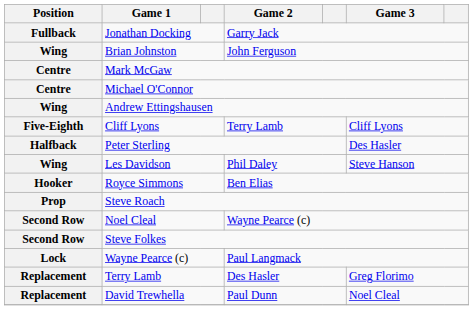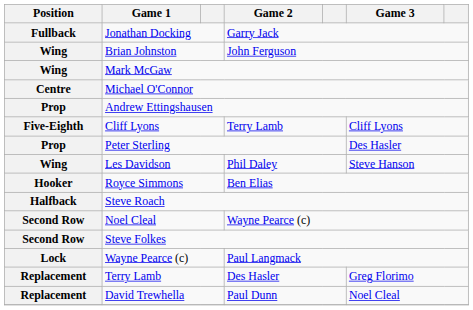(53, 70) Centre -> (53, 70) Wing
(53, 107) Wing -> (53, 107) Prop
(53, 145) Halfback -> (53, 145) Prop
(53, 201) Prop -> (53, 201) Halfback
